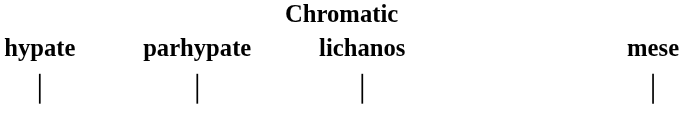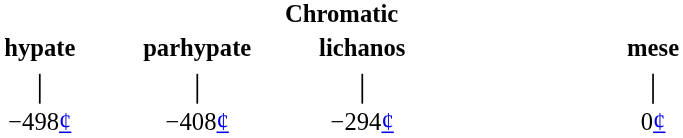+ row: (40, 122)
